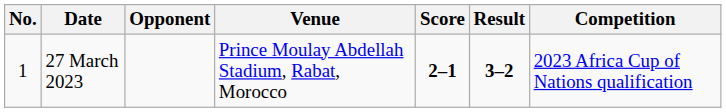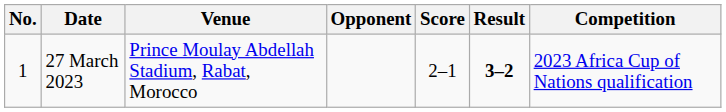columns swapped: (315, 19) <-> (170, 19)
(442, 70) bold -> (442, 70) normal
